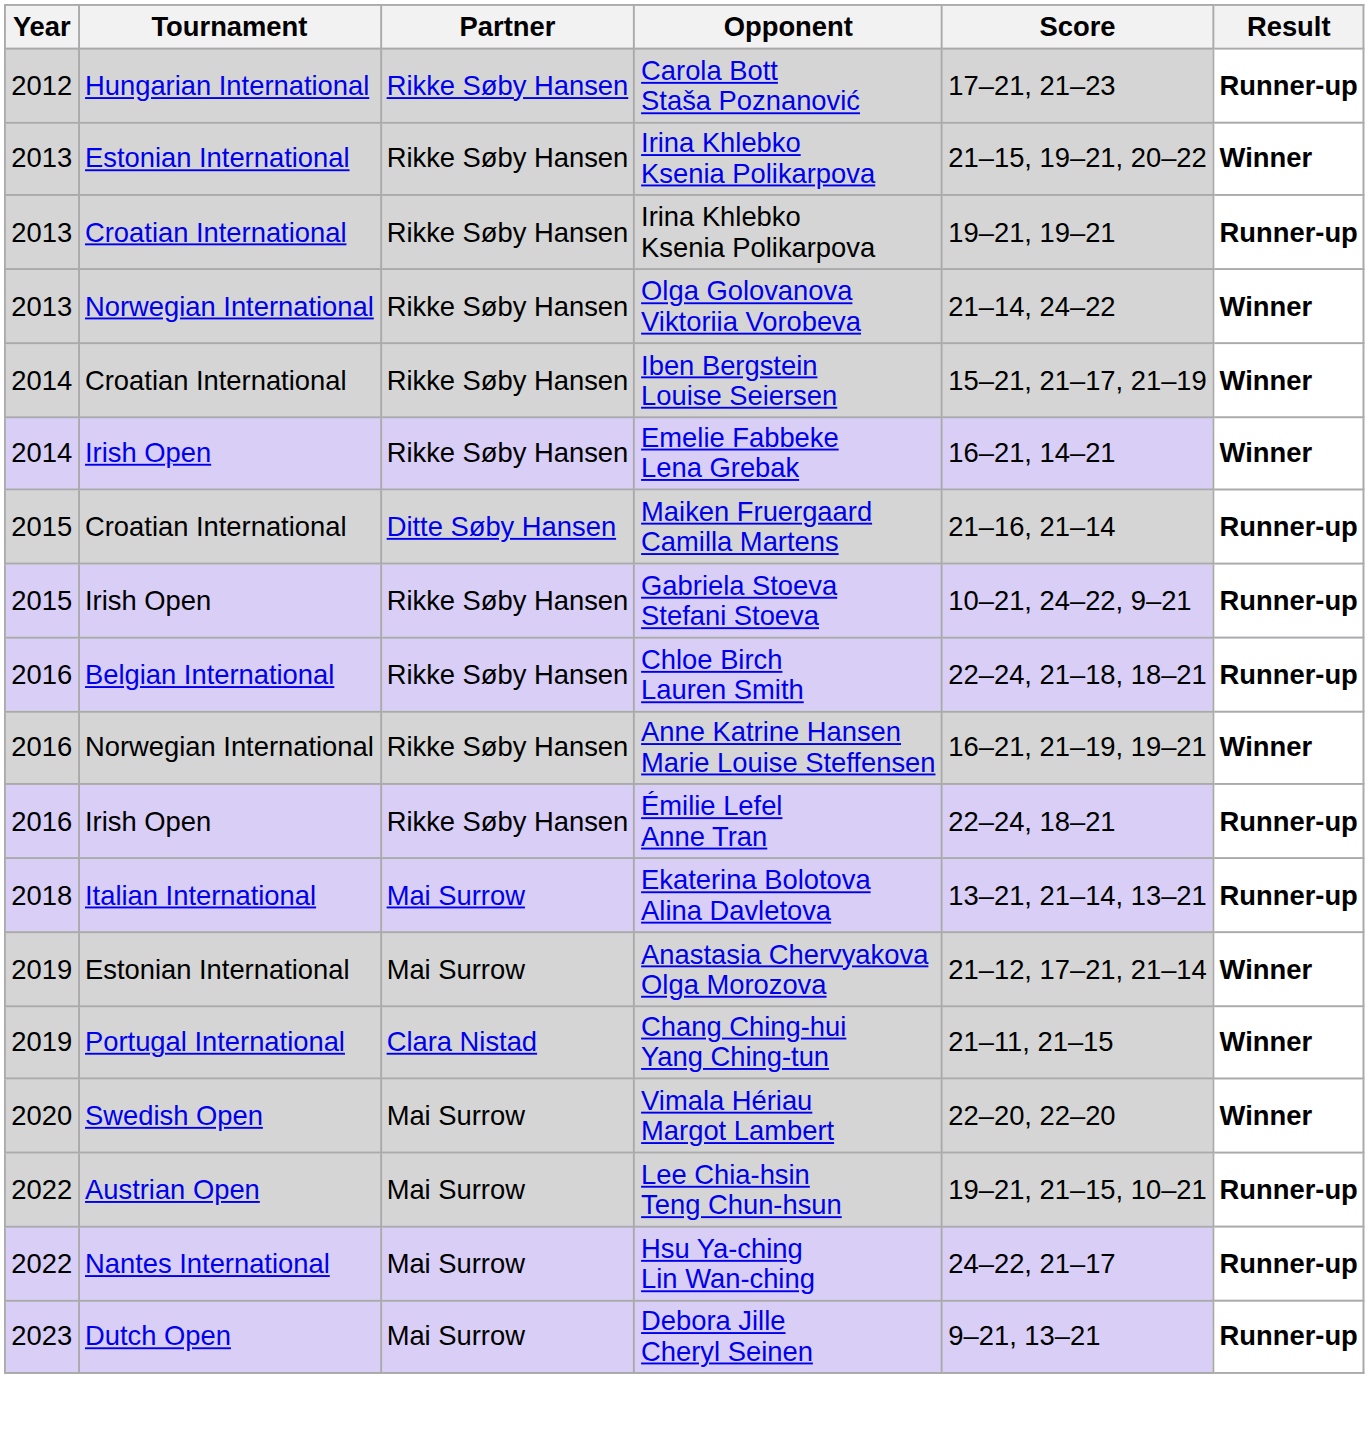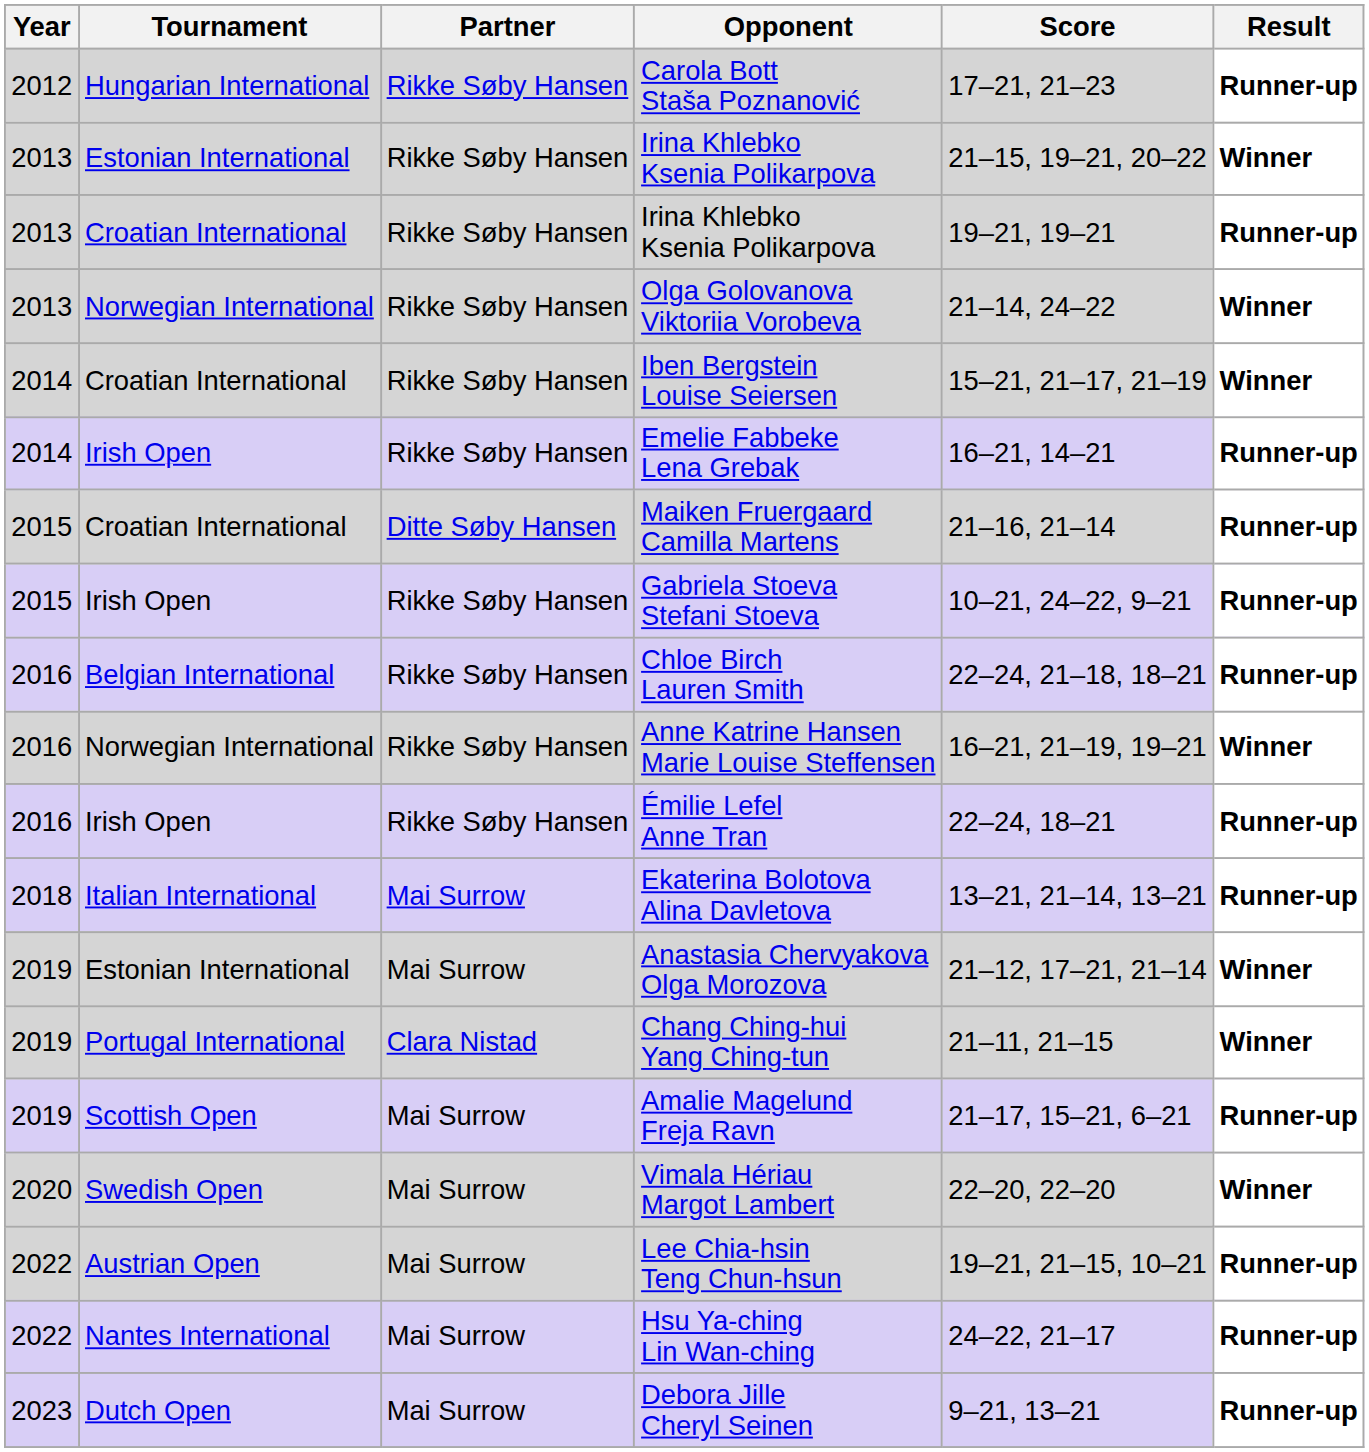(1266, 454) Winner -> (1289, 454) Runner-up
+ row: (171, 1116)
